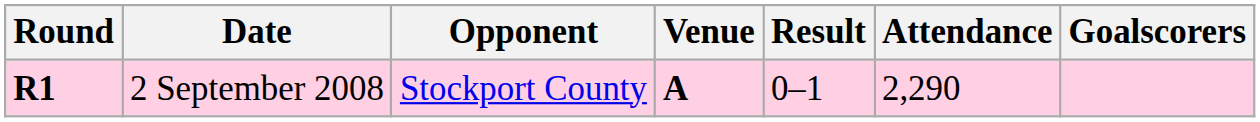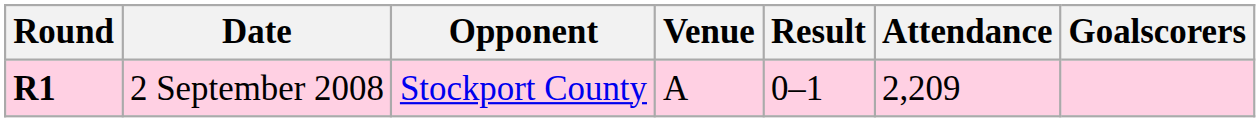(676, 87) bold -> (676, 87) normal
(921, 87) 2,290 -> (921, 87) 2,209
